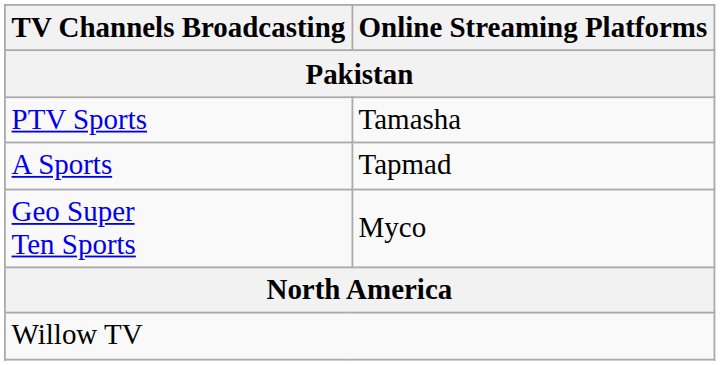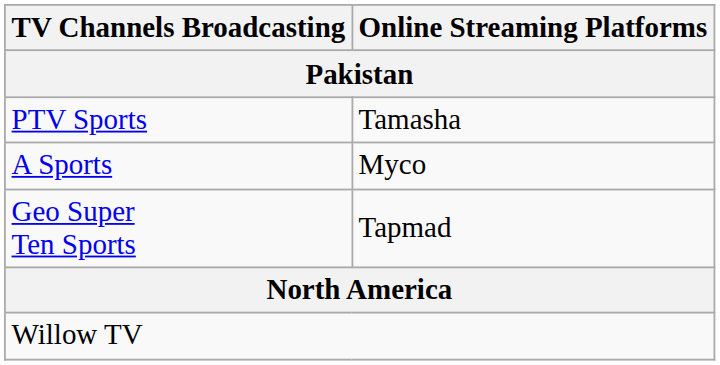(405, 165) Tapmad -> (392, 165) Myco
(392, 227) Myco -> (405, 227) Tapmad
